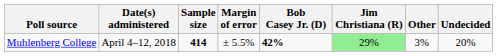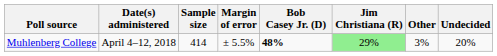(198, 42) bold -> (198, 42) normal
(273, 42) 42% -> (273, 42) 48%
